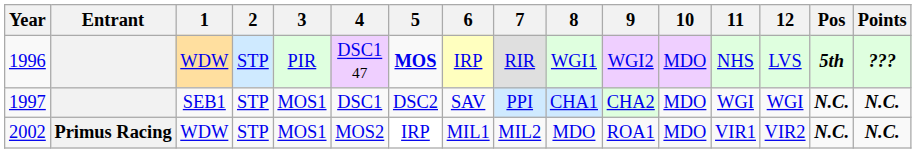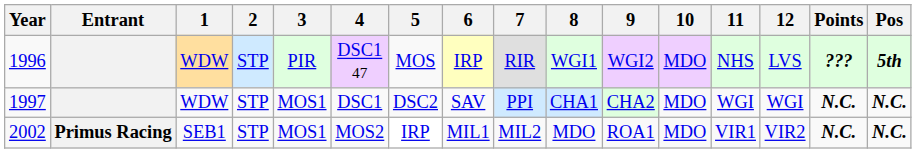columns swapped: (832, 20) <-> (882, 20)
(415, 61) bold -> (415, 61) normal
(204, 102) SEB1 -> (204, 102) WDW
(204, 133) WDW -> (204, 133) SEB1
